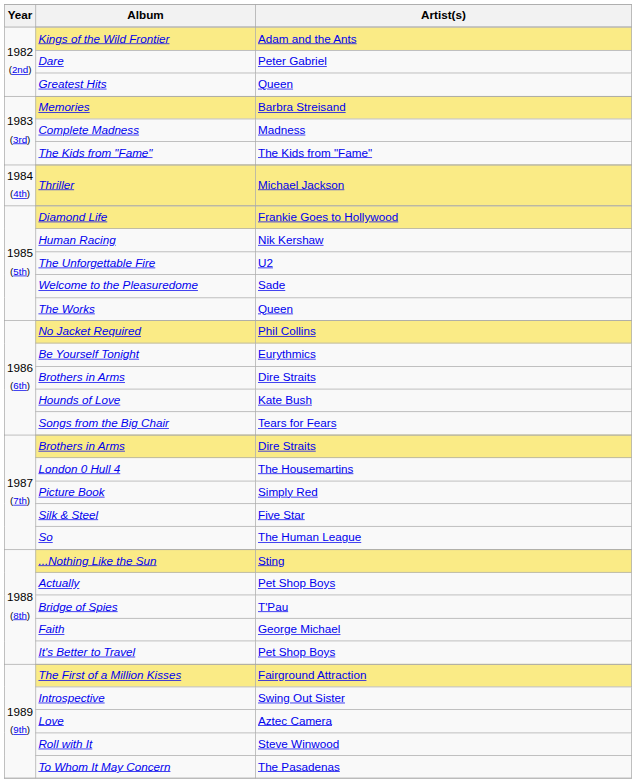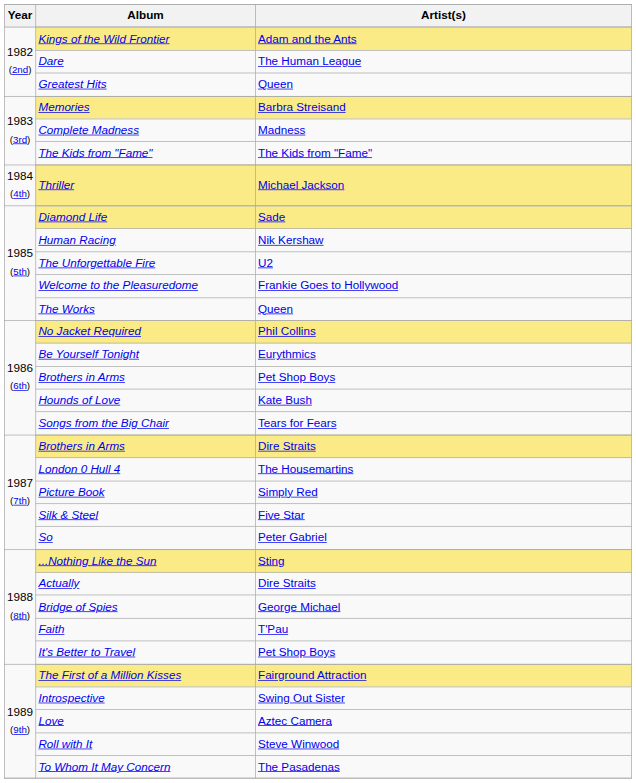(292, 61) Peter Gabriel -> (310, 61) The Human League
(328, 217) Frankie Goes to Hollywood -> (272, 217) Sade
(272, 286) Sade -> (328, 286) Frankie Goes to Hollywood
(287, 377) Dire Straits -> (297, 377) Pet Shop Boys
(310, 538) The Human League -> (292, 538) Peter Gabriel
(297, 583) Pet Shop Boys -> (287, 583) Dire Straits
(273, 606) T'Pau -> (299, 606) George Michael
(299, 629) George Michael -> (273, 629) T'Pau
